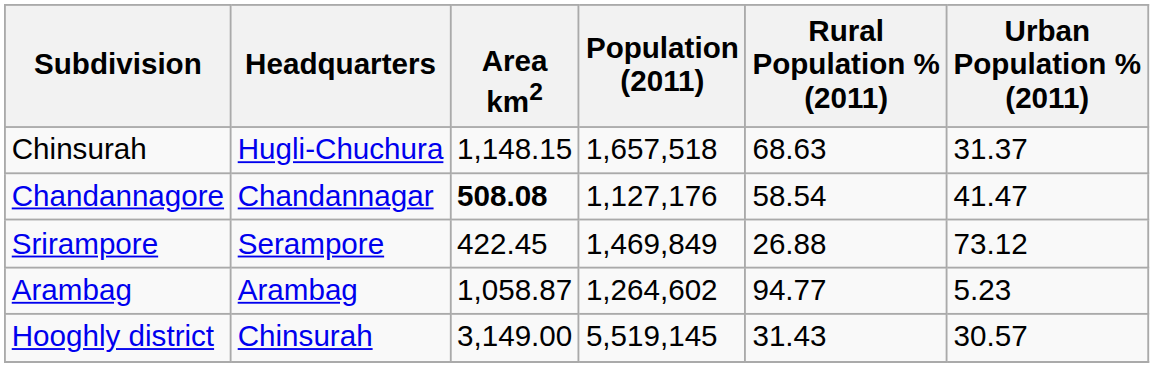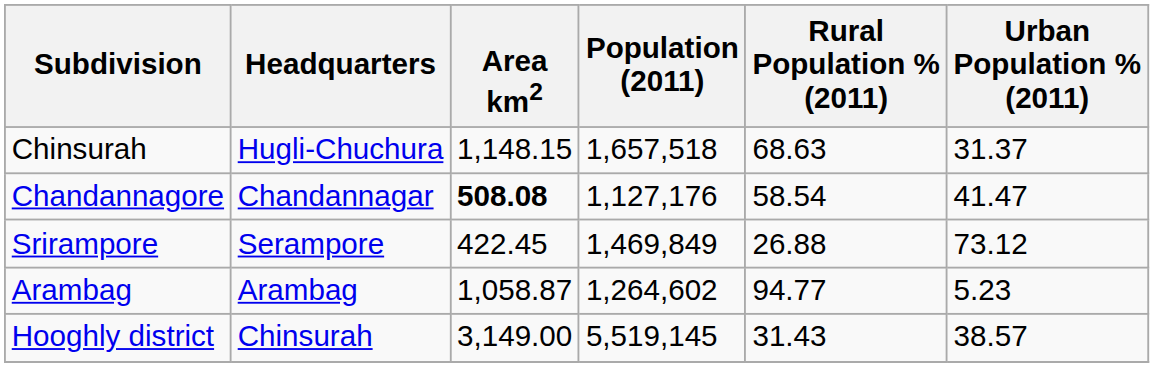(991, 337) 30.57 -> (991, 337) 38.57
